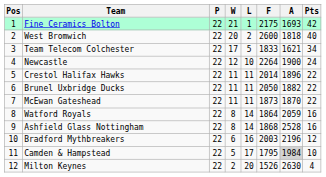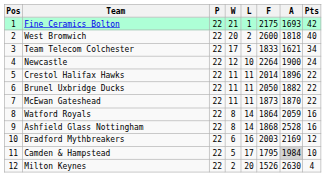(291, 140) 2196 -> (291, 140) 2169
